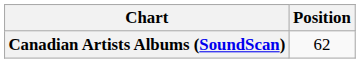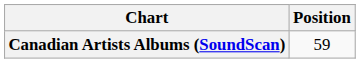(322, 44) 62 -> (322, 44) 59
